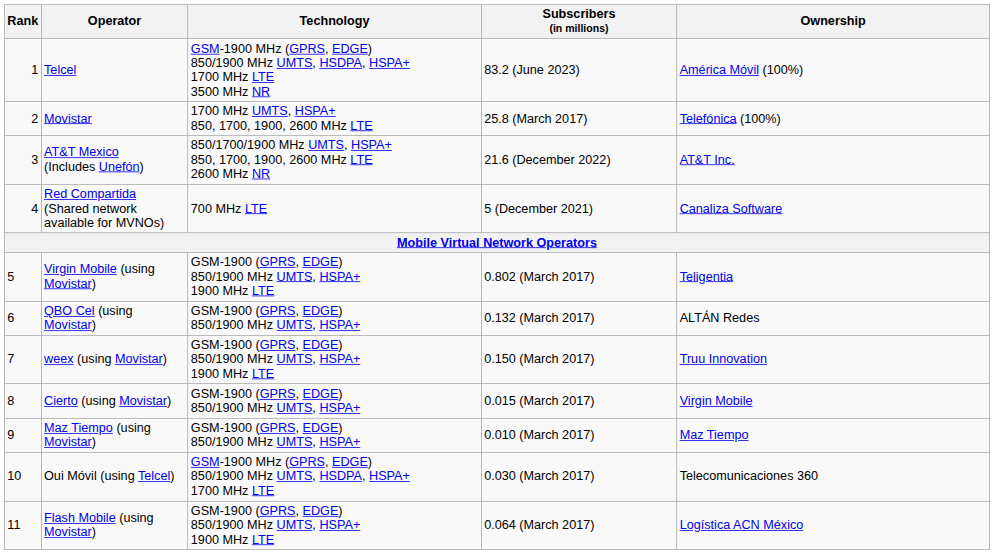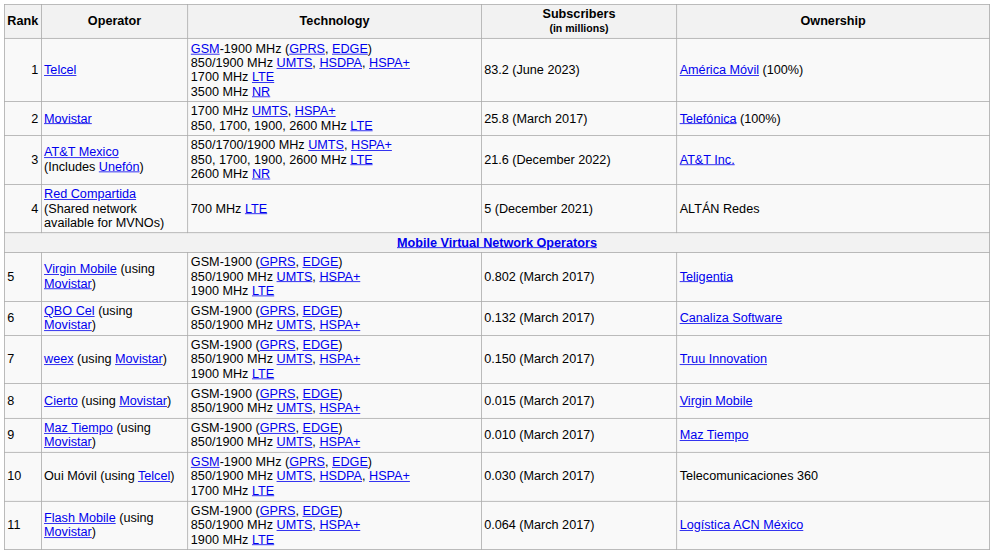(731, 208) Canaliza Software -> (720, 208) ALTÁN Redes
(720, 318) ALTÁN Redes -> (731, 318) Canaliza Software
